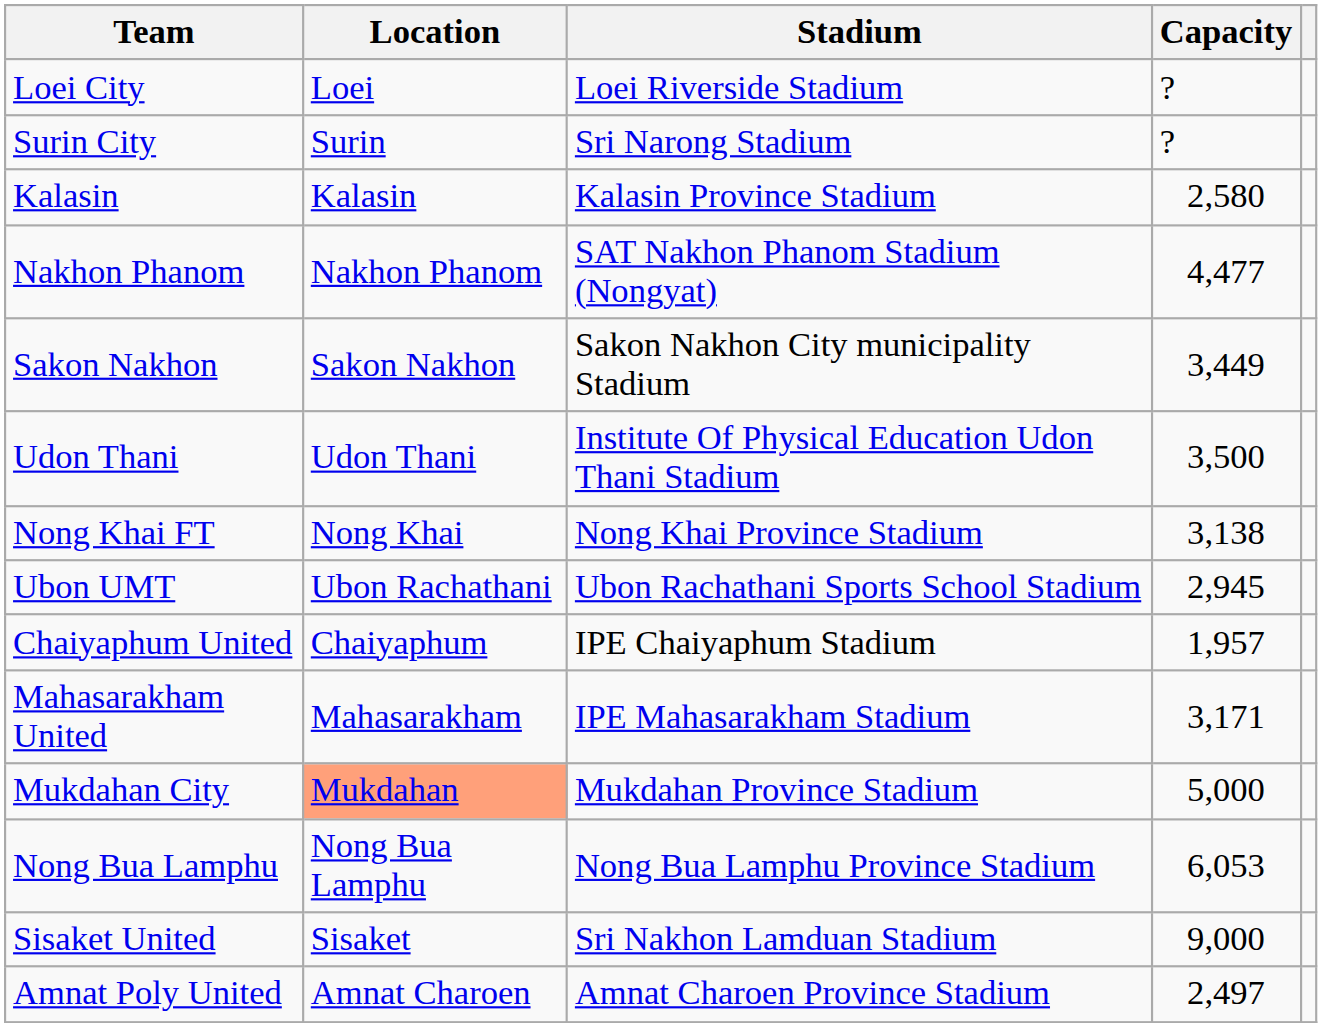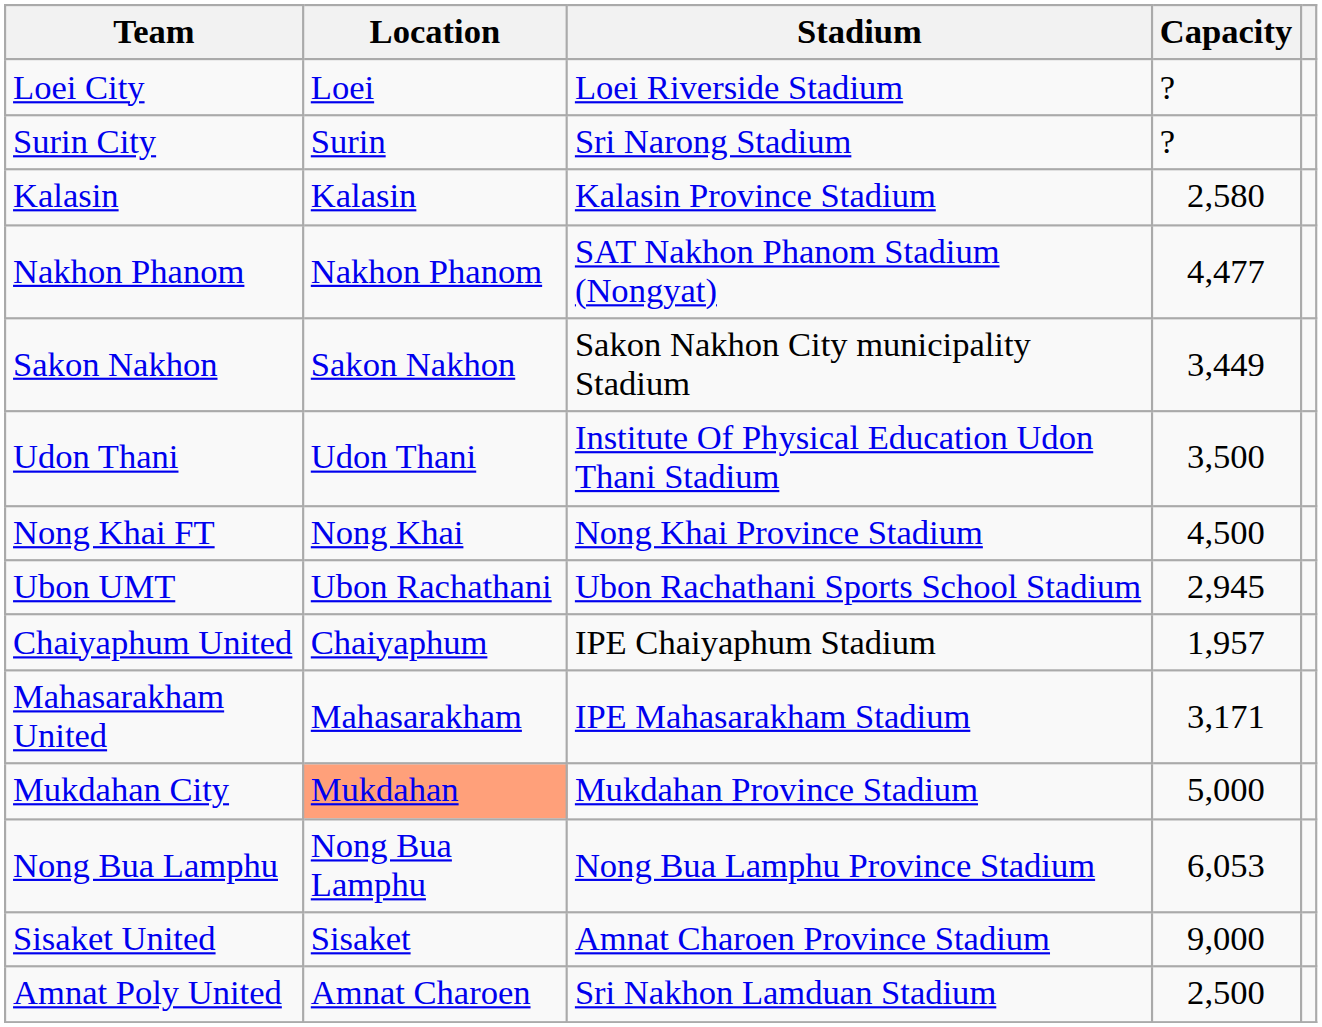(1226, 532) 3,138 -> (1226, 532) 4,500
(786, 938) Sri Nakhon Lamduan Stadium -> (812, 938) Amnat Charoen Province Stadium
(812, 993) Amnat Charoen Province Stadium -> (786, 993) Sri Nakhon Lamduan Stadium
(1226, 993) 2,497 -> (1226, 993) 2,500
